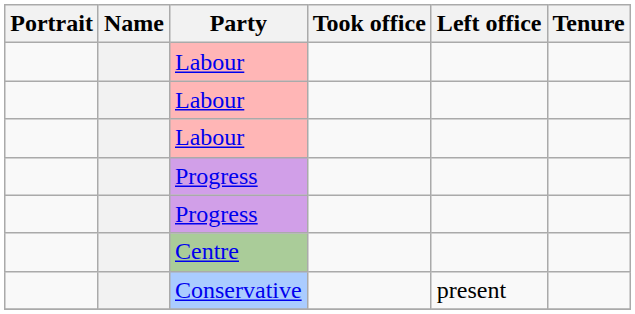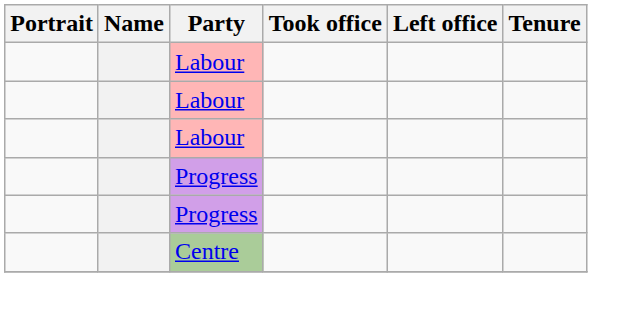- row: (52, 290)
